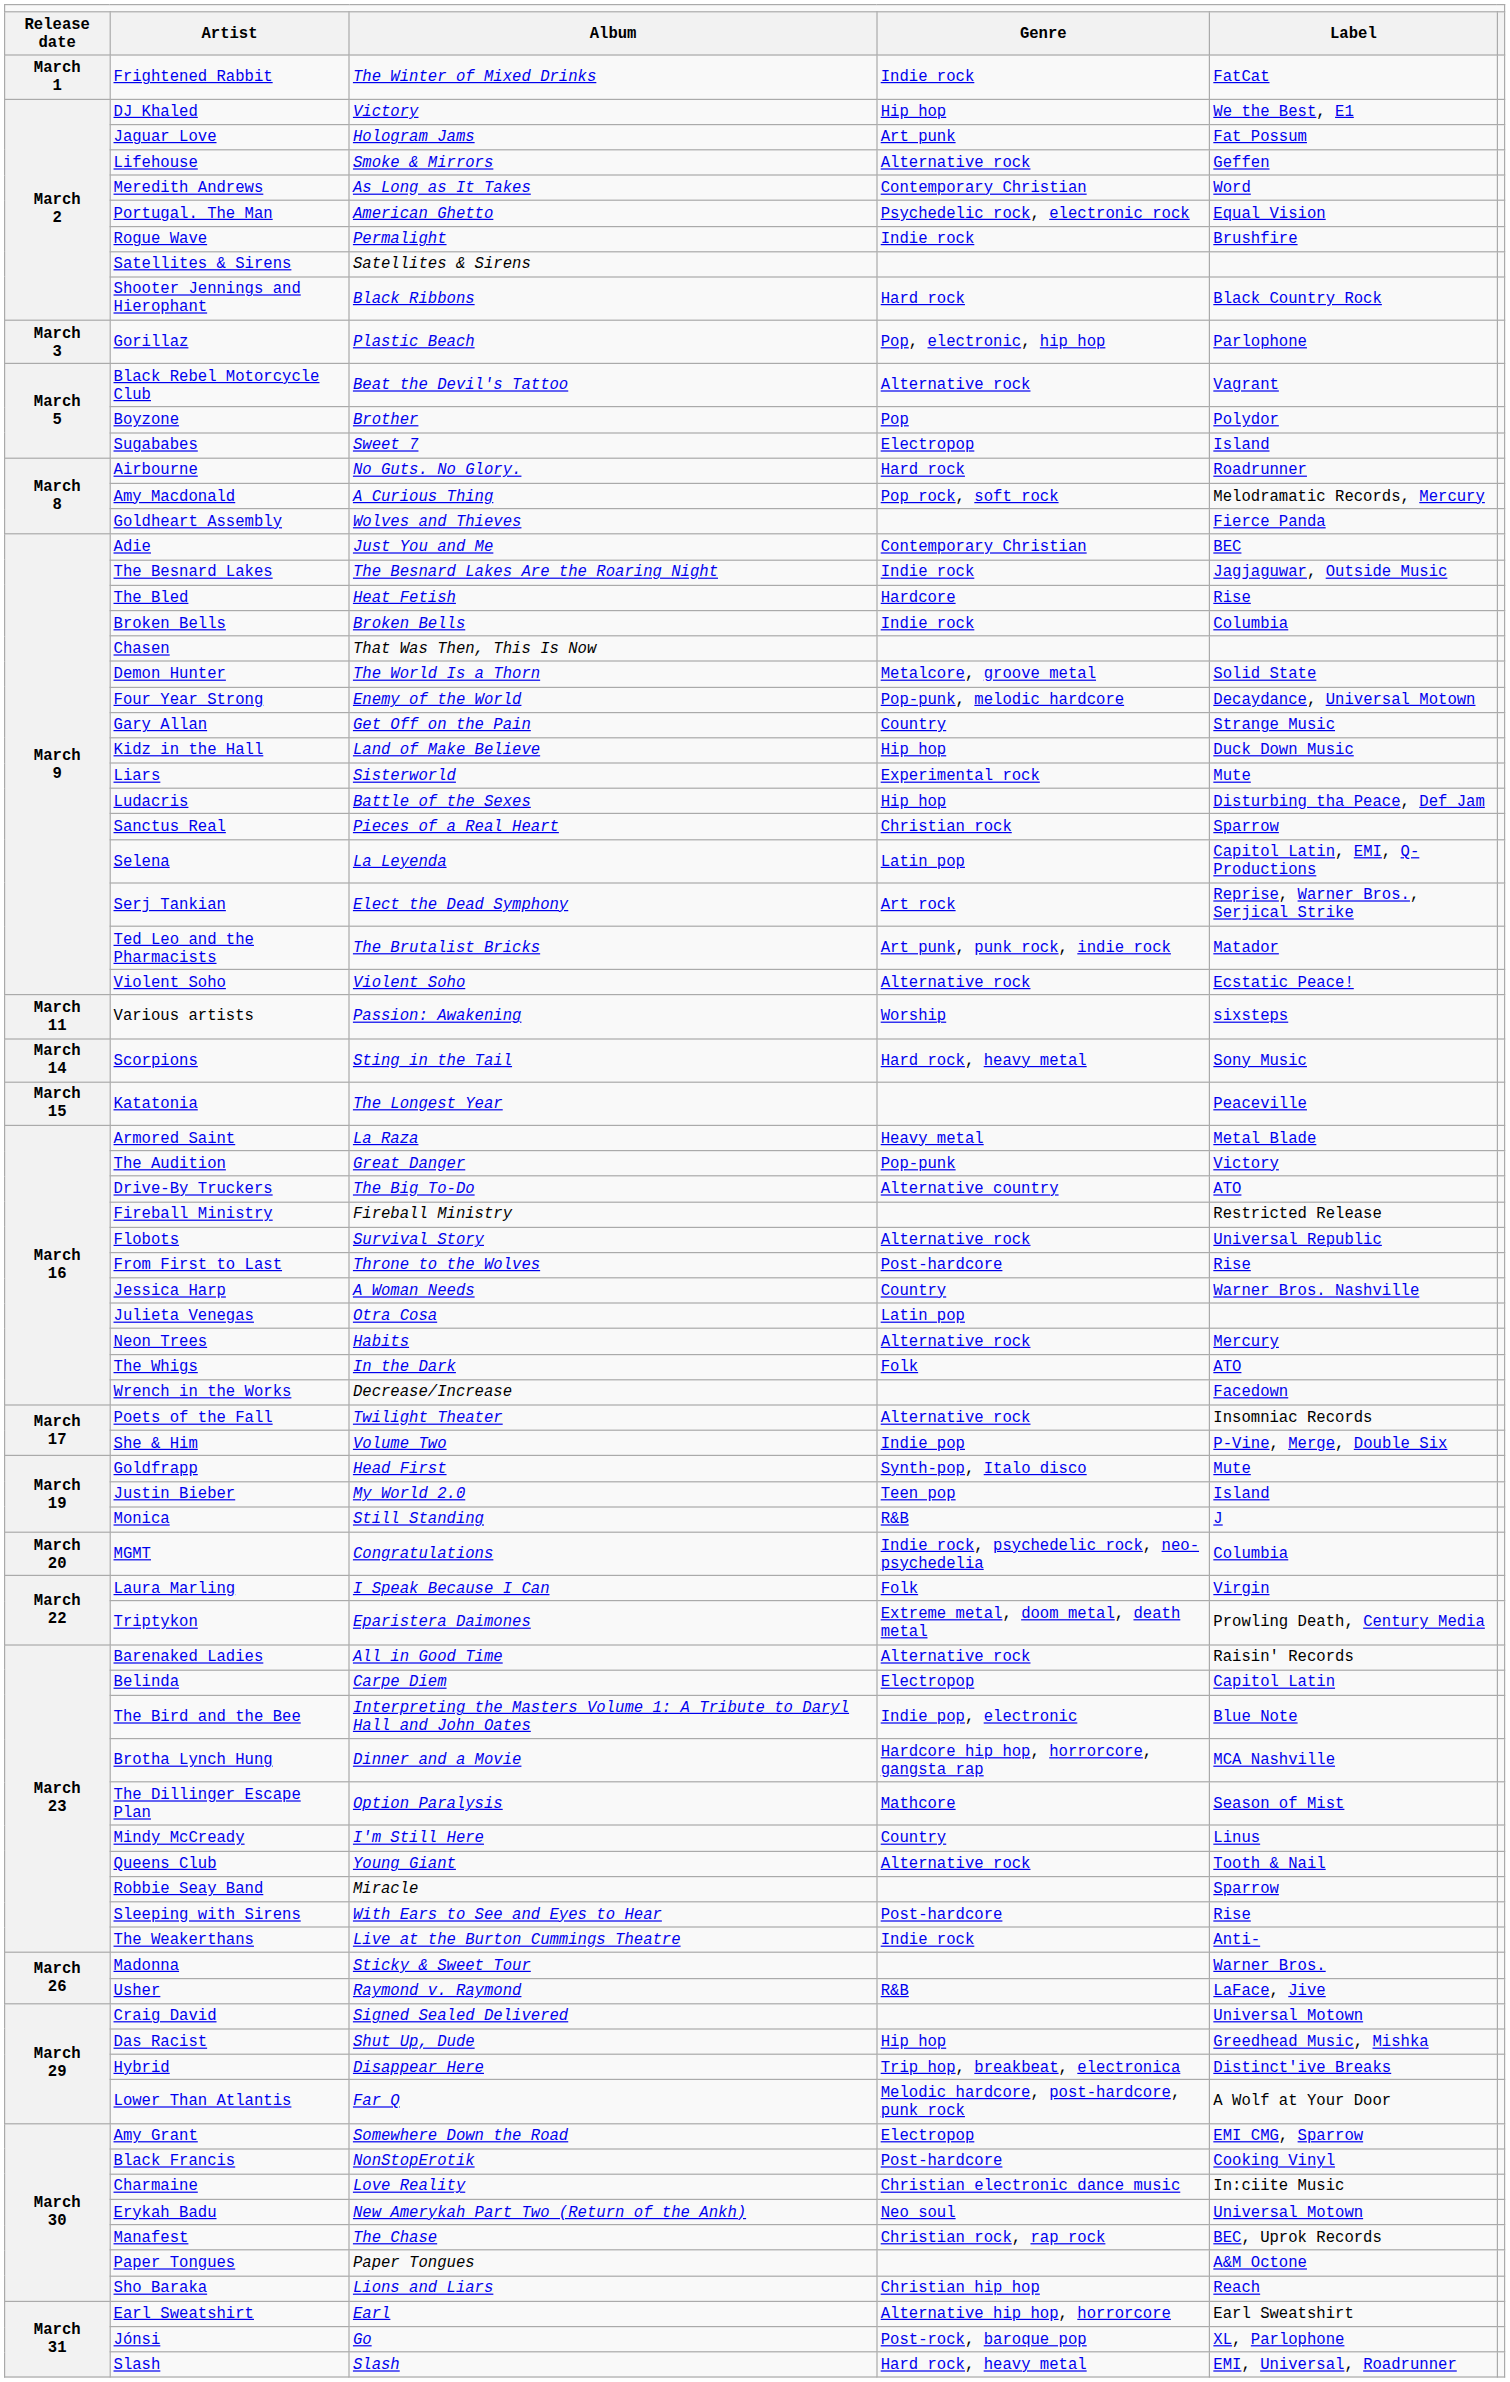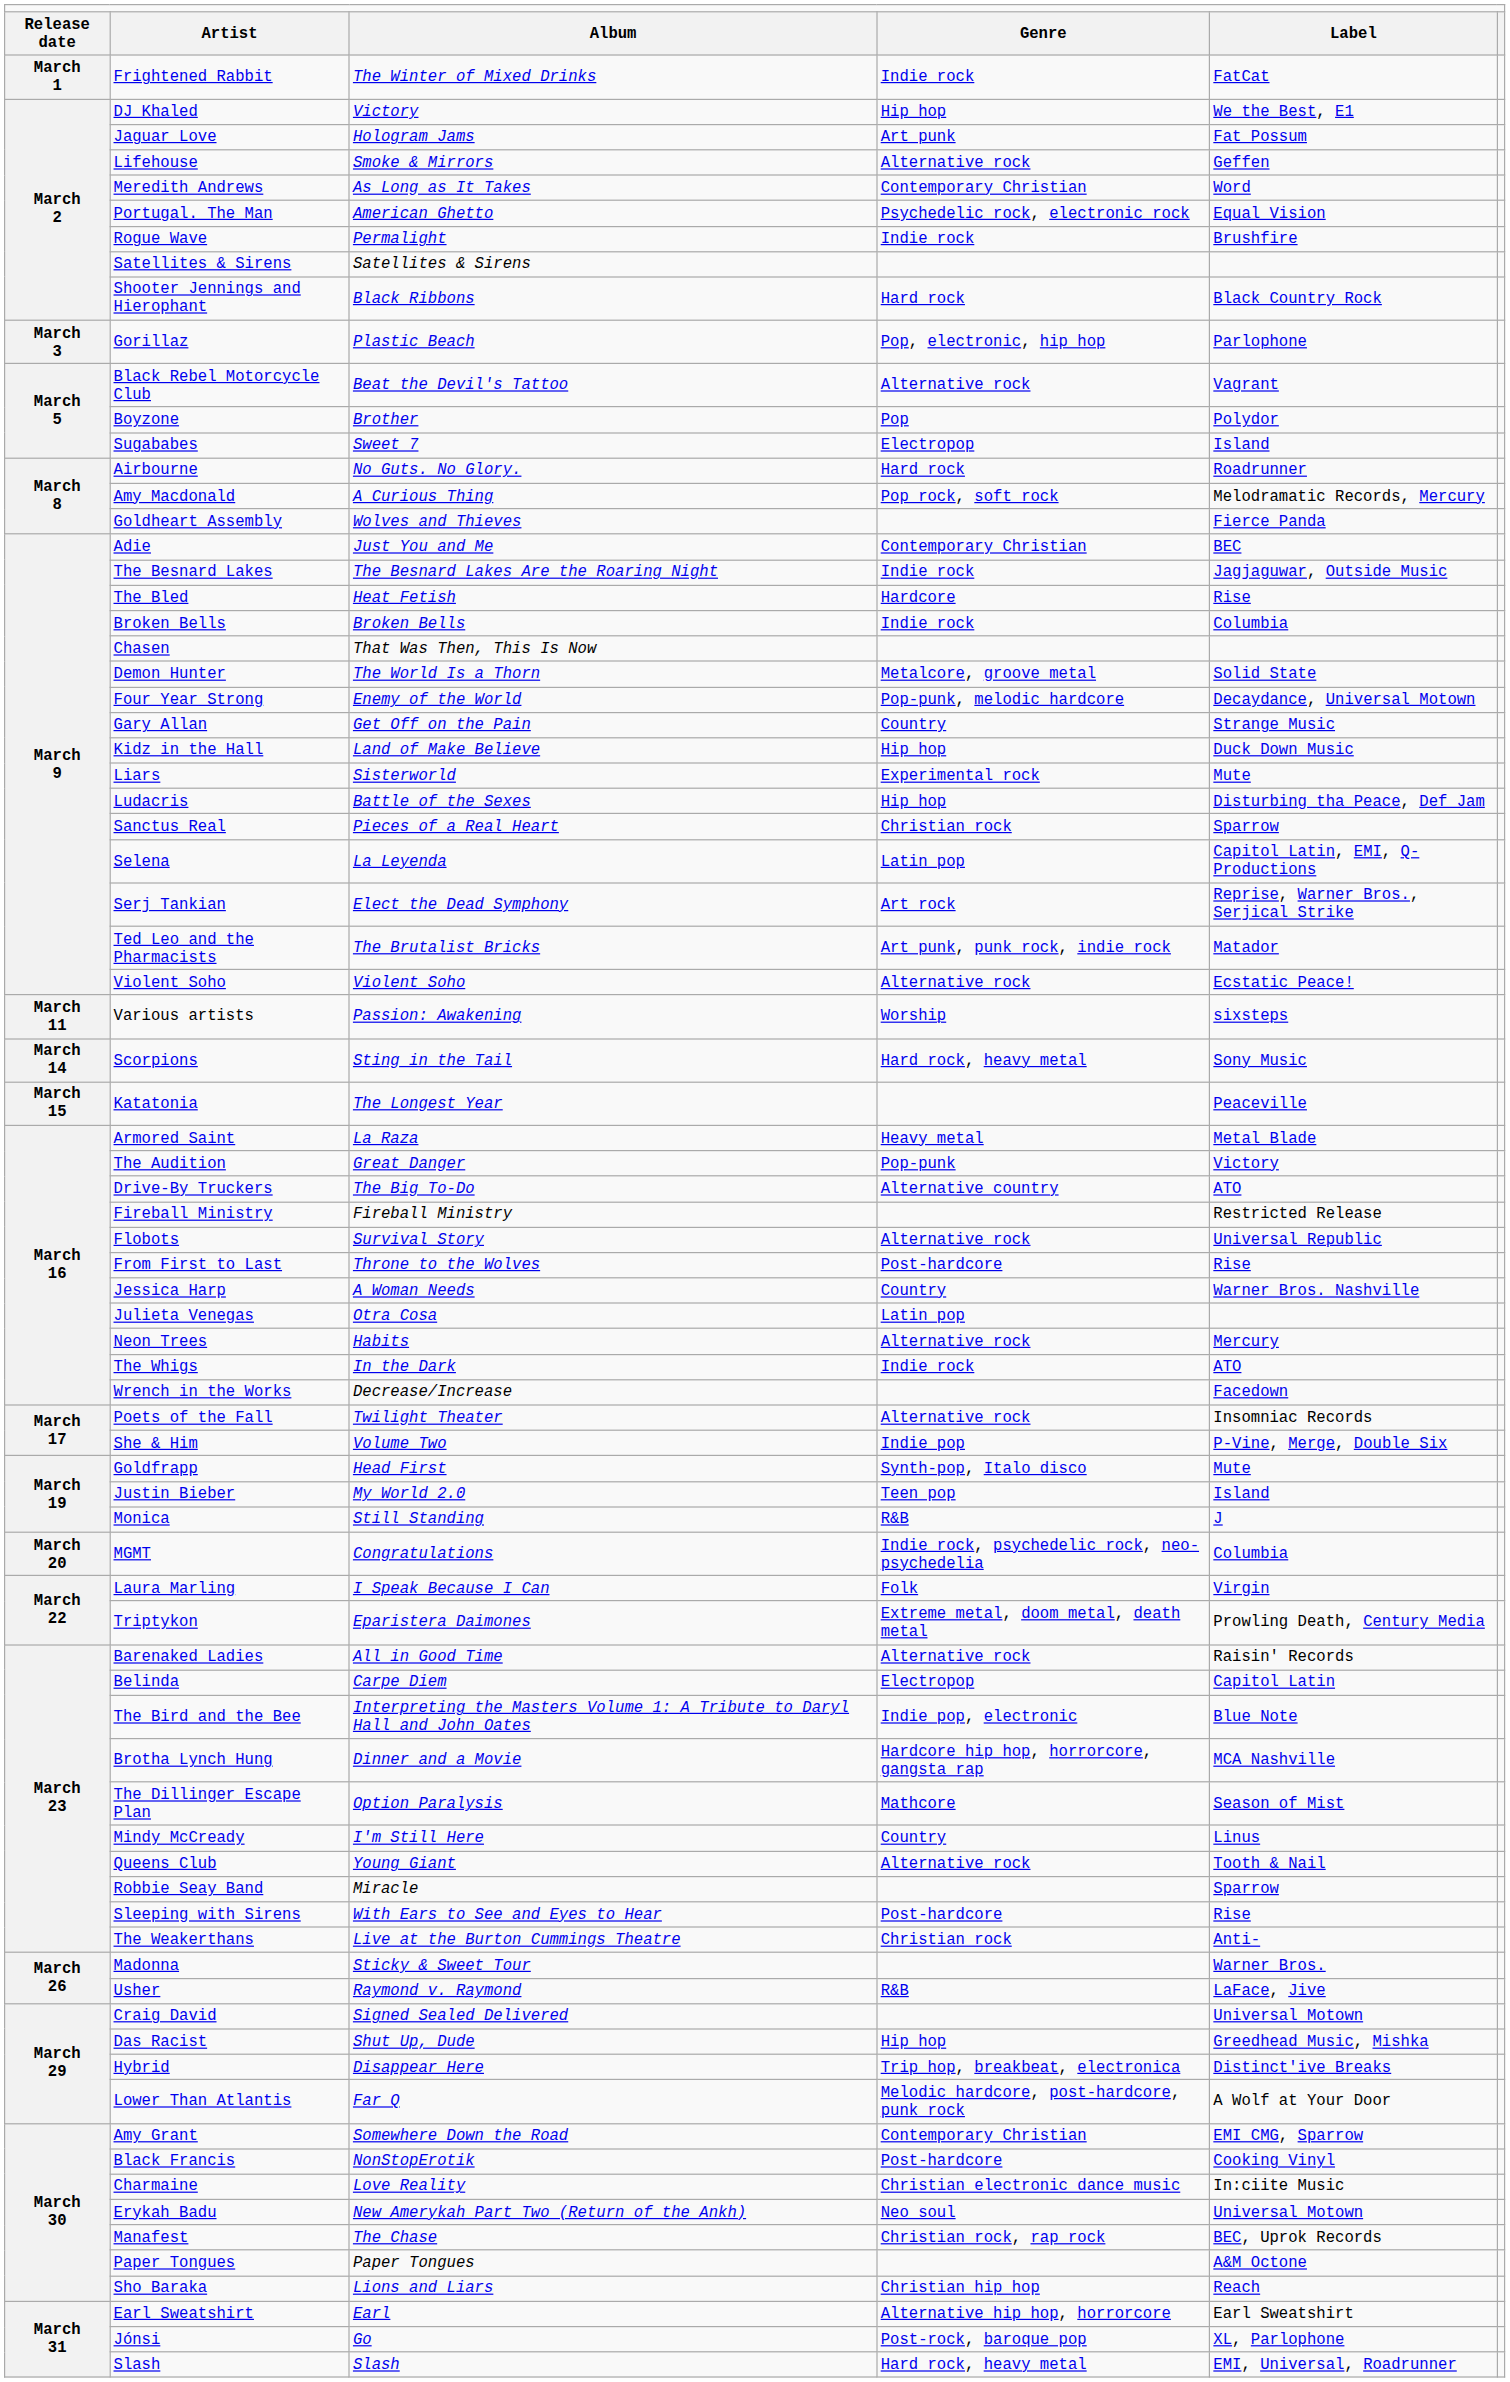(899, 1367) Folk -> (928, 1367) Indie rock
(928, 1940) Indie rock -> (946, 1940) Christian rock
(928, 2136) Electropop -> (984, 2136) Contemporary Christian
